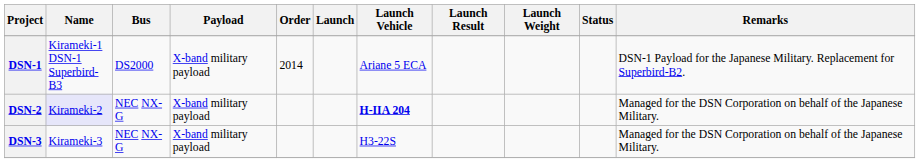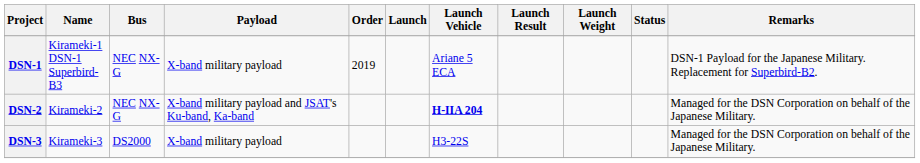(134, 65) DS2000 -> (136, 65) NEC NX-G
(291, 65) 2014 -> (364, 65) 2019
(75, 109) lavender background -> (75, 109) no background
(210, 109) X-band military payload -> (252, 109) X-band military payload and JSAT's Ku-band, Ka-band
(139, 141) NEC NX-G -> (132, 141) DS2000
